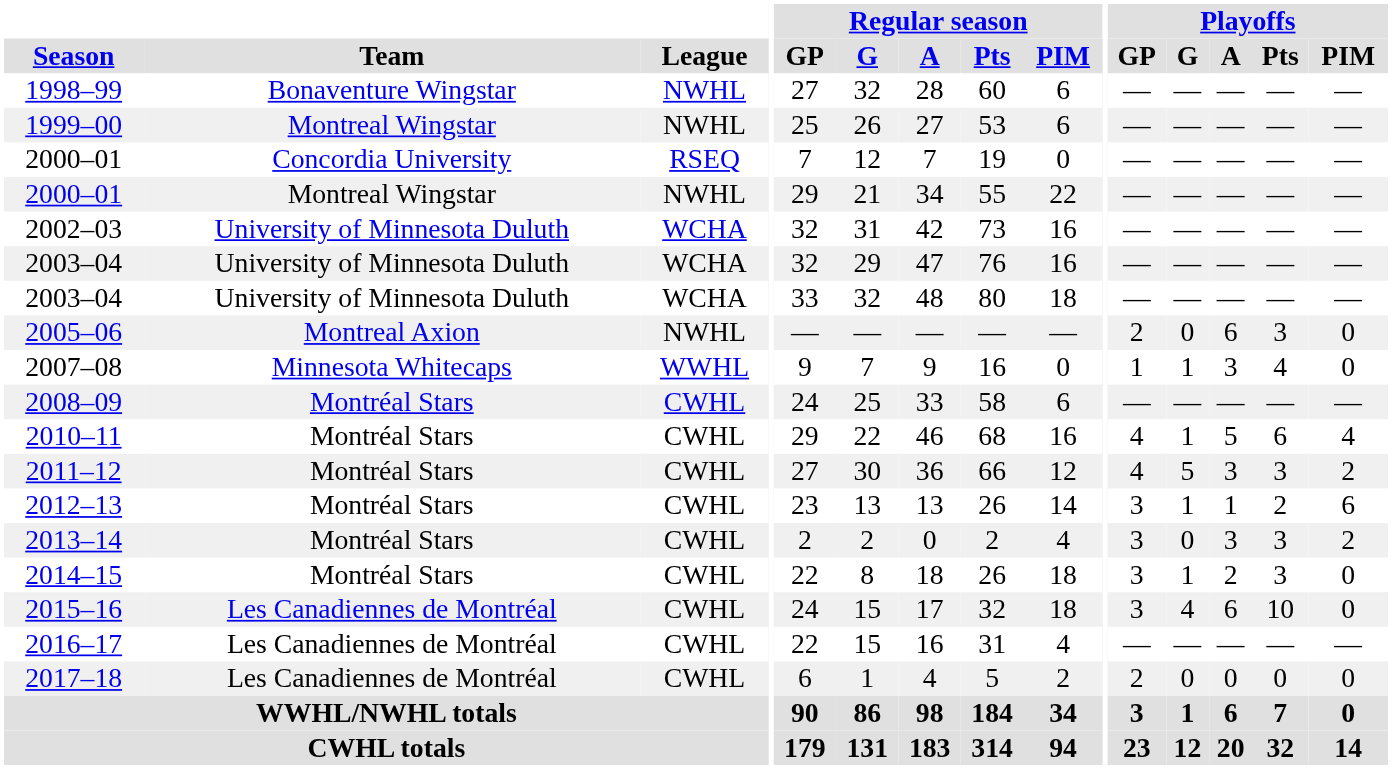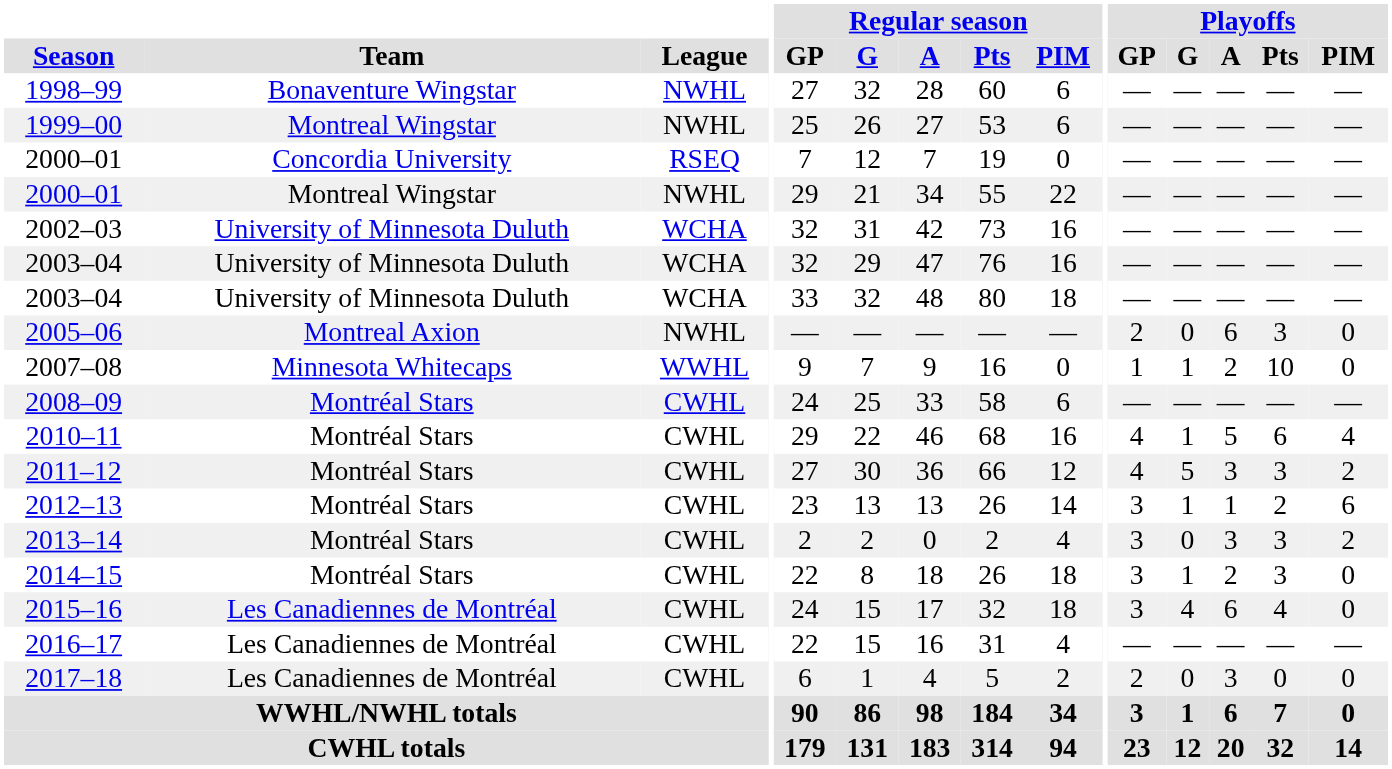(1231, 366) 3 -> (1231, 366) 2
(1280, 366) 4 -> (1280, 366) 10
(1280, 609) 10 -> (1280, 609) 4
(1231, 678) 0 -> (1231, 678) 3
